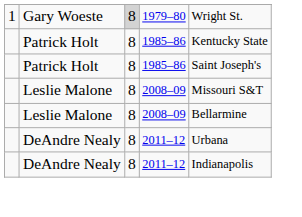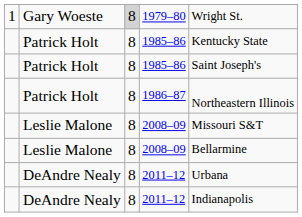+ row: (61, 95)
